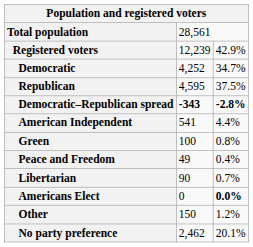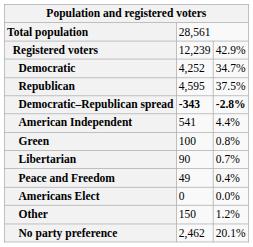rows swapped: (42, 178) <-> (61, 159)
(229, 196) bold -> (228, 196) normal
